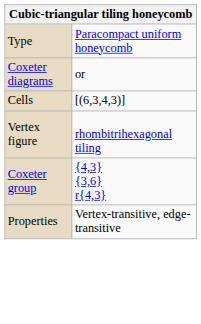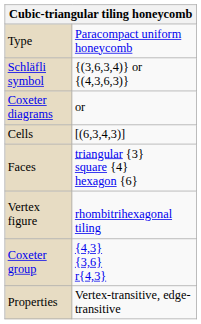+ row: (27, 74)
+ row: (22, 167)
